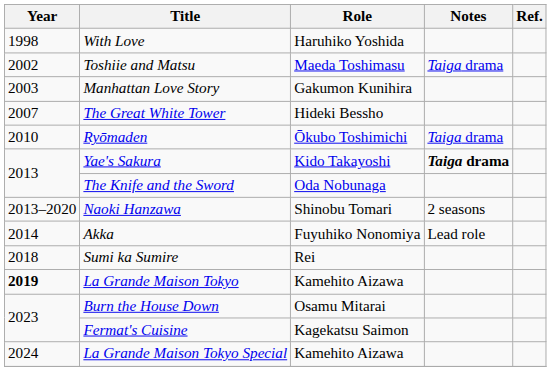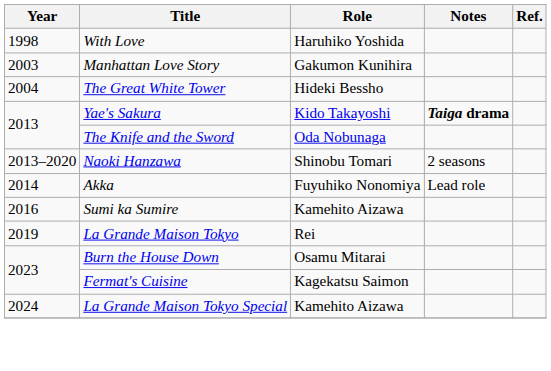- row: (139, 64)
(23, 112) 2007 -> (23, 88) 2004
- row: (115, 137)
(23, 257) 2018 -> (23, 209) 2016
(305, 257) Rei -> (349, 209) Kamehito Aizawa
(23, 281) bold -> (23, 233) normal
(349, 281) Kamehito Aizawa -> (305, 233) Rei
